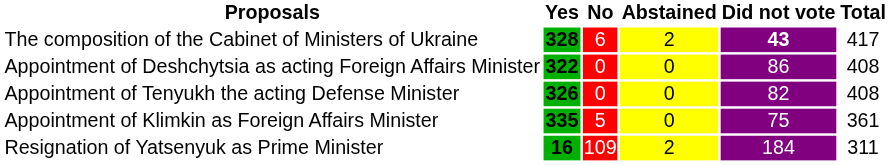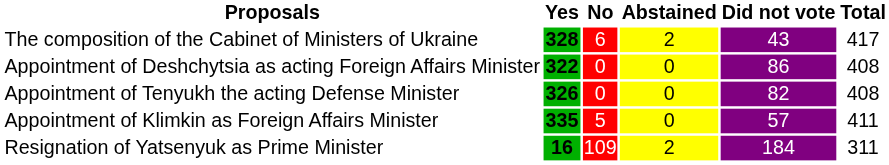(779, 39) bold -> (779, 39) normal
(779, 120) 75 -> (779, 120) 57
(863, 120) 361 -> (863, 120) 411
